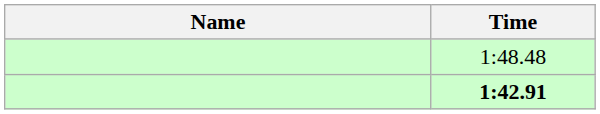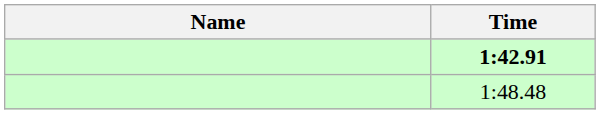rows swapped: (513, 91) <-> (513, 56)
